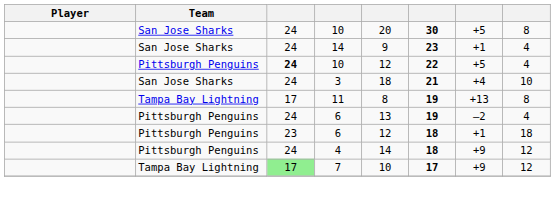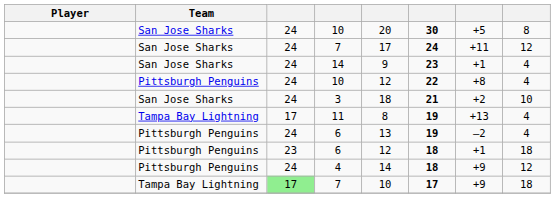+ row: (186, 47)
(291, 64) bold -> (291, 82) normal
(479, 64) +5 -> (479, 82) +8
(479, 82) +4 -> (479, 99) +2
(526, 99) 8 -> (526, 116) 4
(526, 167) 12 -> (526, 185) 18
